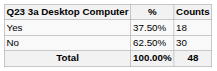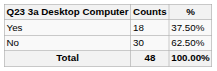columns swapped: (193, 12) <-> (152, 12)
